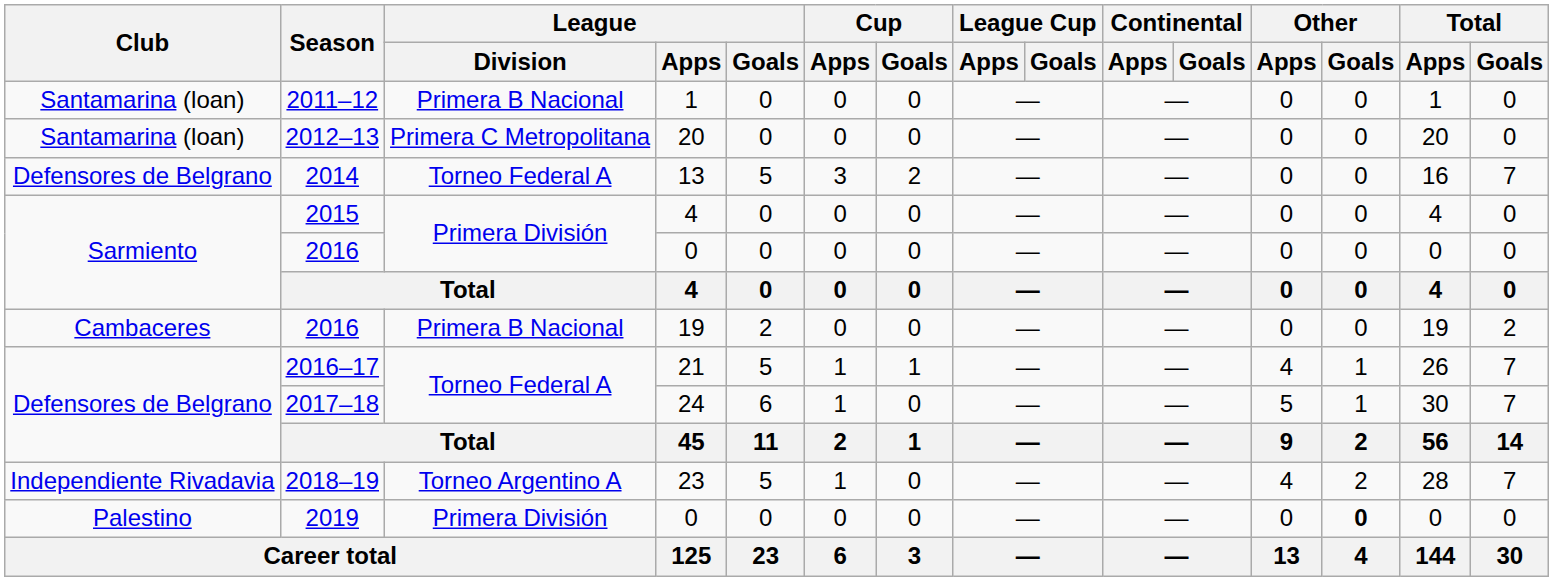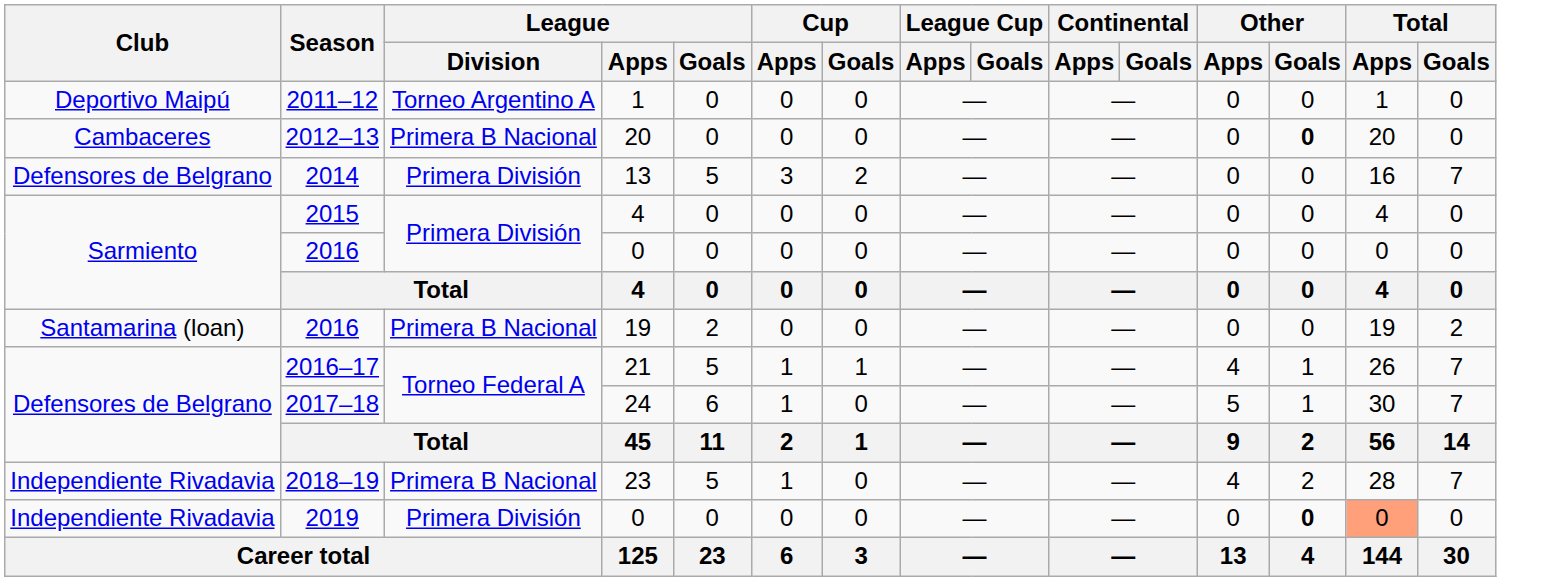(142, 99) Santamarina (loan) -> (142, 99) Deportivo Maipú
(520, 99) Primera B Nacional -> (493, 99) Torneo Argentino A
(142, 137) Santamarina (loan) -> (142, 137) Cambaceres
(520, 137) Primera C Metropolitana -> (493, 137) Primera B Nacional
(1361, 137) normal -> (1308, 137) bold
(520, 175) Torneo Federal A -> (493, 175) Primera División
(142, 328) Cambaceres -> (142, 328) Santamarina (loan)
(520, 480) Torneo Argentino A -> (493, 480) Primera B Nacional
(142, 518) Palestino -> (142, 518) Independiente Rivadavia
(1435, 518) no background -> (1382, 518) lightsalmon background
